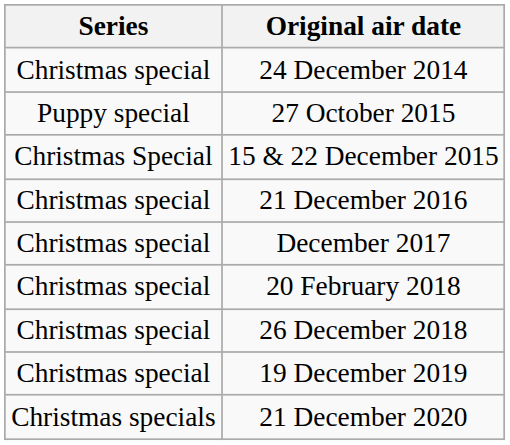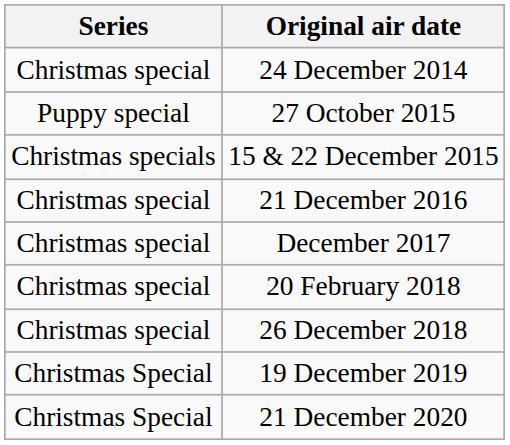(113, 156) Christmas Special -> (113, 156) Christmas specials
(113, 373) Christmas special -> (113, 373) Christmas Special
(113, 416) Christmas specials -> (113, 416) Christmas Special
